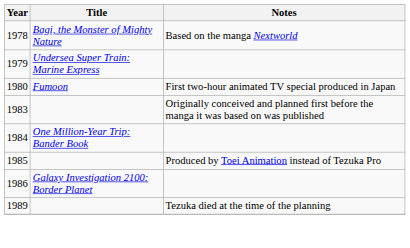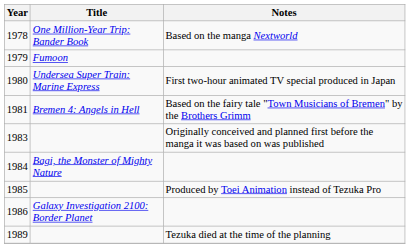(92, 35) Bagi, the Monster of Mighty Nature -> (82, 35) One Million-Year Trip: Bander Book
(81, 64) Undersea Super Train: Marine Express -> (50, 58) Fumoon
(50, 86) Fumoon -> (81, 80) Undersea Super Train: Marine Express
+ row: (17, 109)
(82, 138) One Million-Year Trip: Bander Book -> (92, 166) Bagi, the Monster of Mighty Nature
